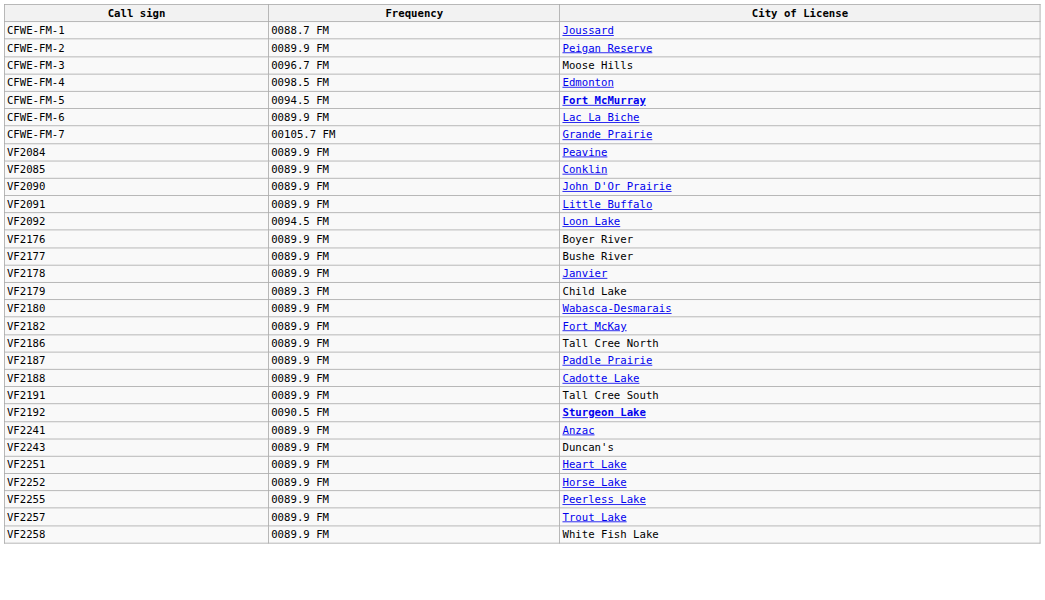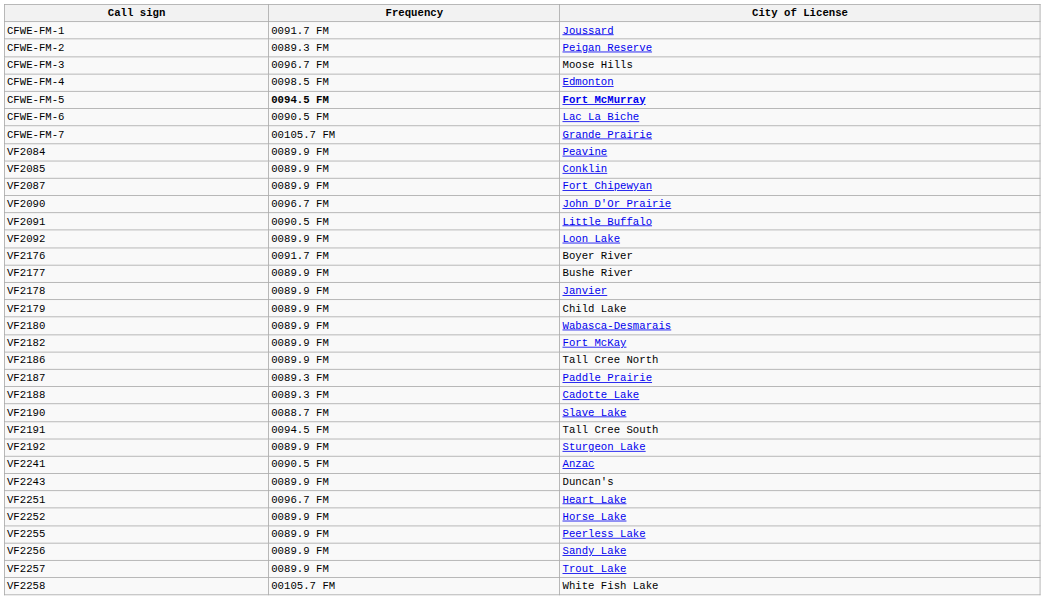(300, 30) 0088.7 FM -> (300, 30) 0091.7 FM
(300, 48) 0089.9 FM -> (300, 48) 0089.3 FM
(300, 100) normal -> (300, 100) bold
(300, 117) 0089.9 FM -> (300, 117) 0090.5 FM
+ row: (26, 187)
(300, 187) 0089.9 FM -> (300, 204) 0096.7 FM
(300, 204) 0089.9 FM -> (300, 222) 0090.5 FM
(300, 222) 0094.5 FM -> (300, 239) 0089.9 FM
(300, 239) 0089.9 FM -> (300, 256) 0091.7 FM
(300, 291) 0089.3 FM -> (300, 308) 0089.9 FM
(300, 361) 0089.9 FM -> (300, 378) 0089.3 FM
(300, 378) 0089.9 FM -> (300, 395) 0089.3 FM
+ row: (26, 413)
(300, 395) 0089.9 FM -> (300, 430) 0094.5 FM
(300, 413) 0090.5 FM -> (300, 447) 0089.9 FM
(604, 413) bold -> (604, 447) normal
(300, 430) 0089.9 FM -> (300, 465) 0090.5 FM
(300, 465) 0089.9 FM -> (300, 500) 0096.7 FM
+ row: (26, 552)
(300, 534) 0089.9 FM -> (303, 586) 00105.7 FM
